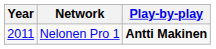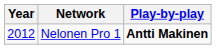(21, 34) 2011 -> (21, 34) 2012
